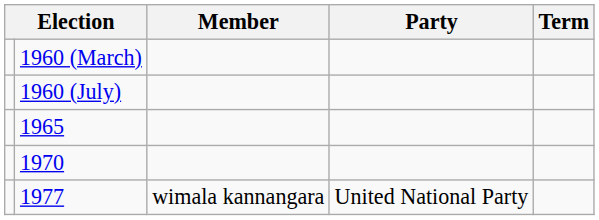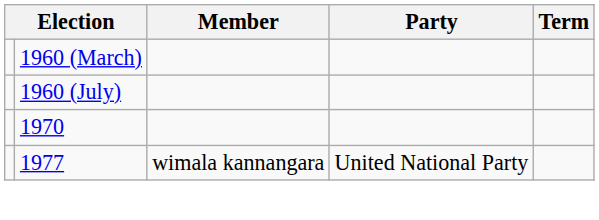- row: (42, 127)
